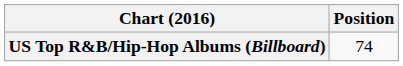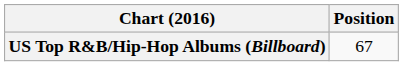(364, 46) 74 -> (364, 46) 67
